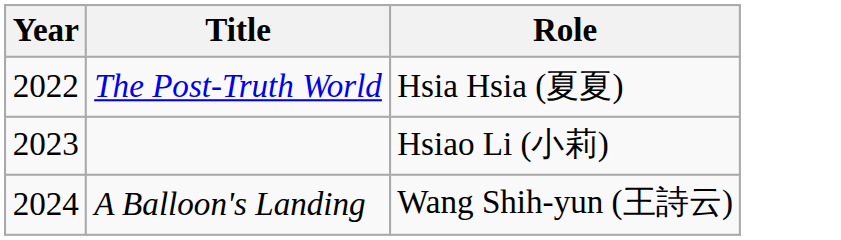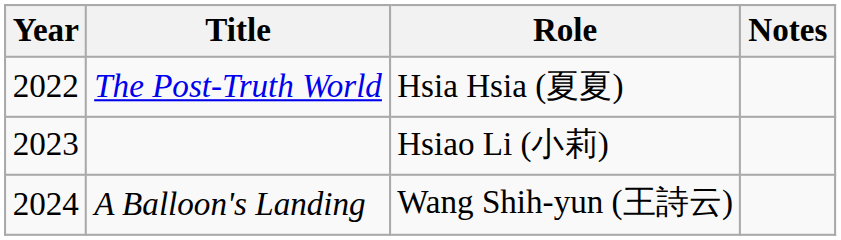+ column: (788, 30)
